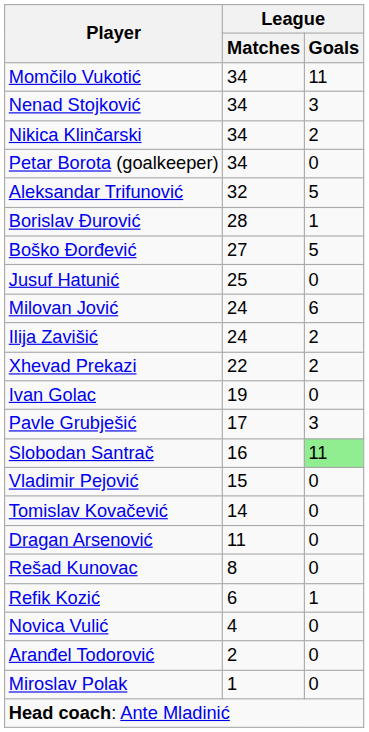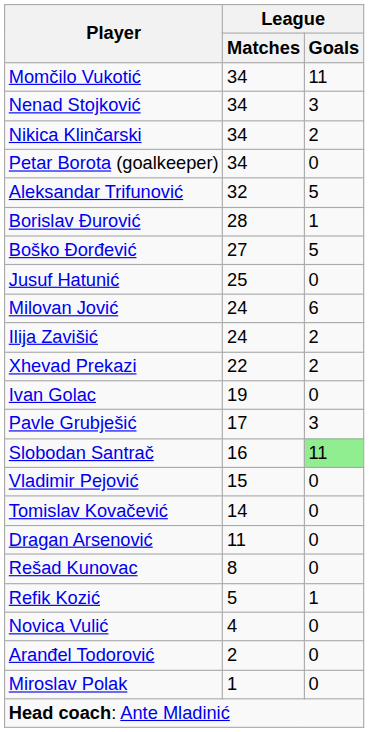(232, 597) 6 -> (232, 597) 5
